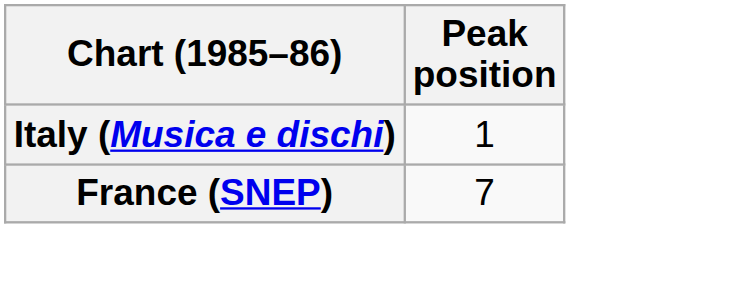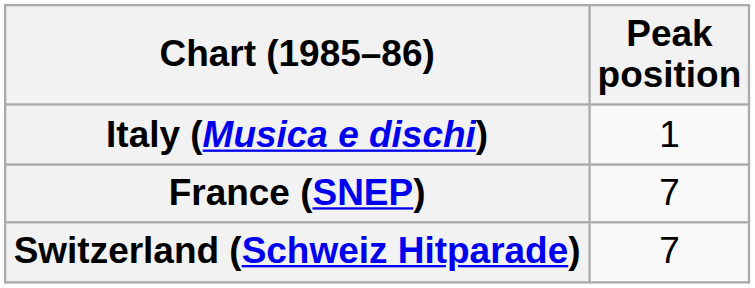+ row: (297, 251)
